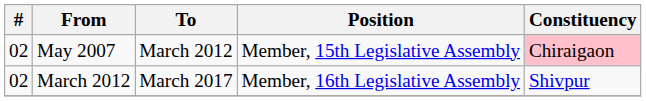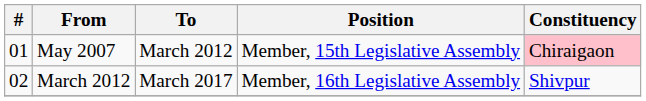(19, 50) 02 -> (19, 50) 01
